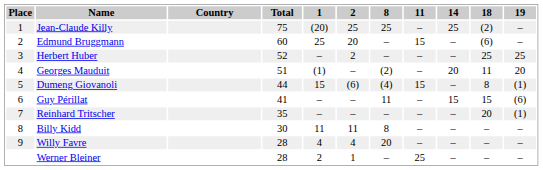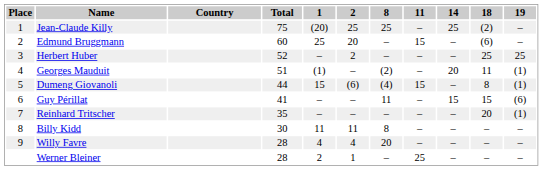(520, 70) 20 -> (520, 70) (1)
